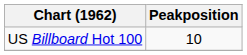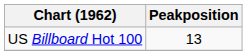(194, 38) 10 -> (194, 38) 13
